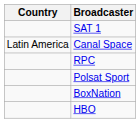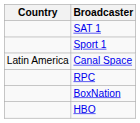+ row: (90, 45)
- row: (101, 77)
